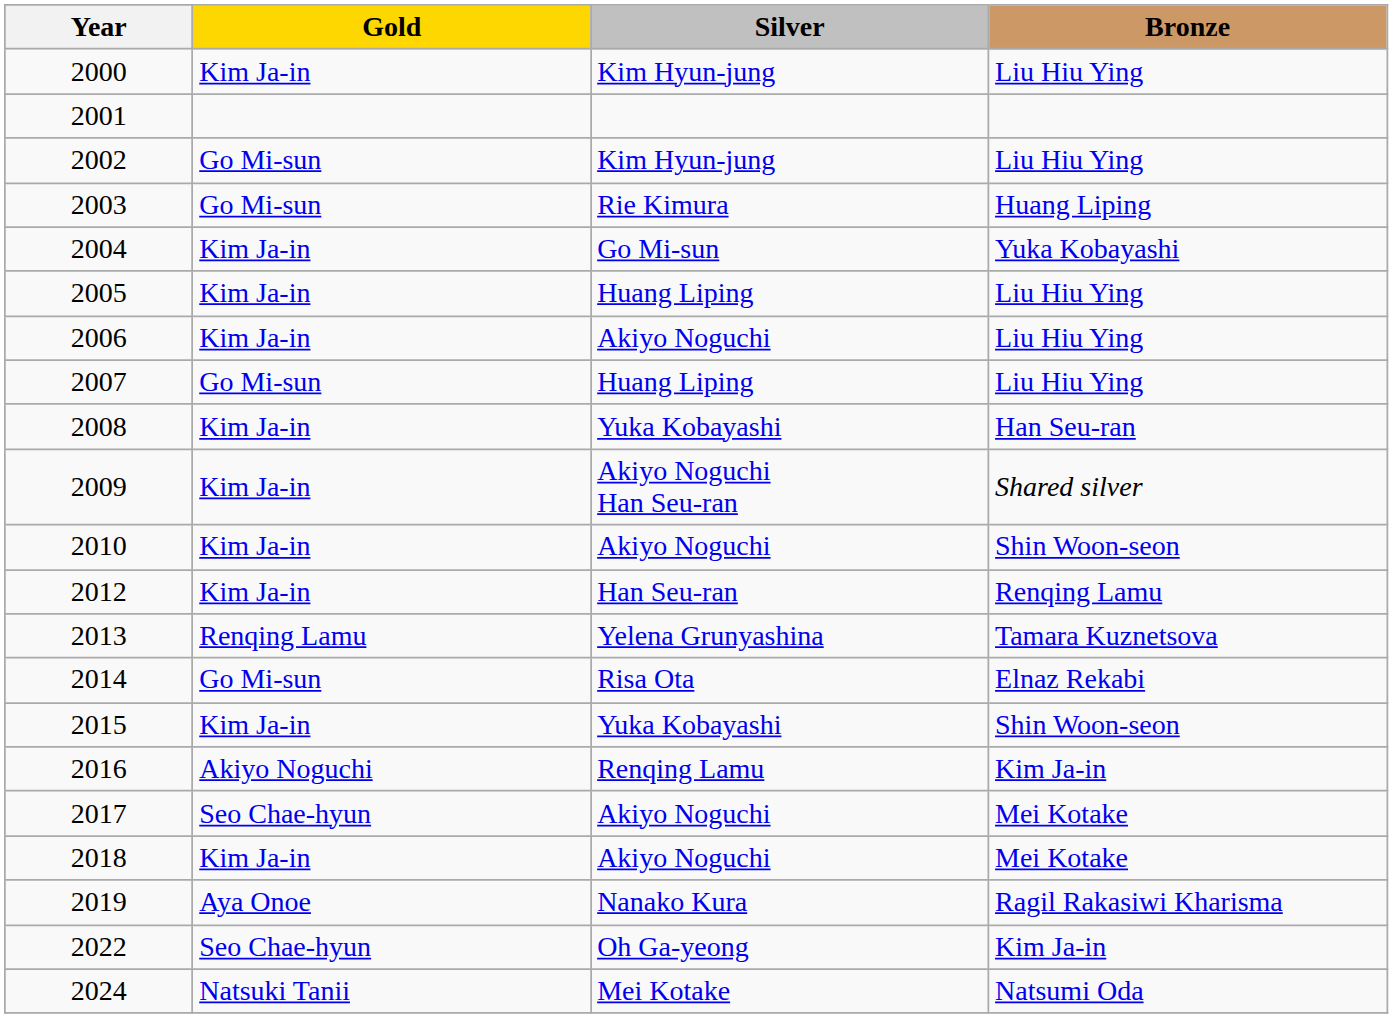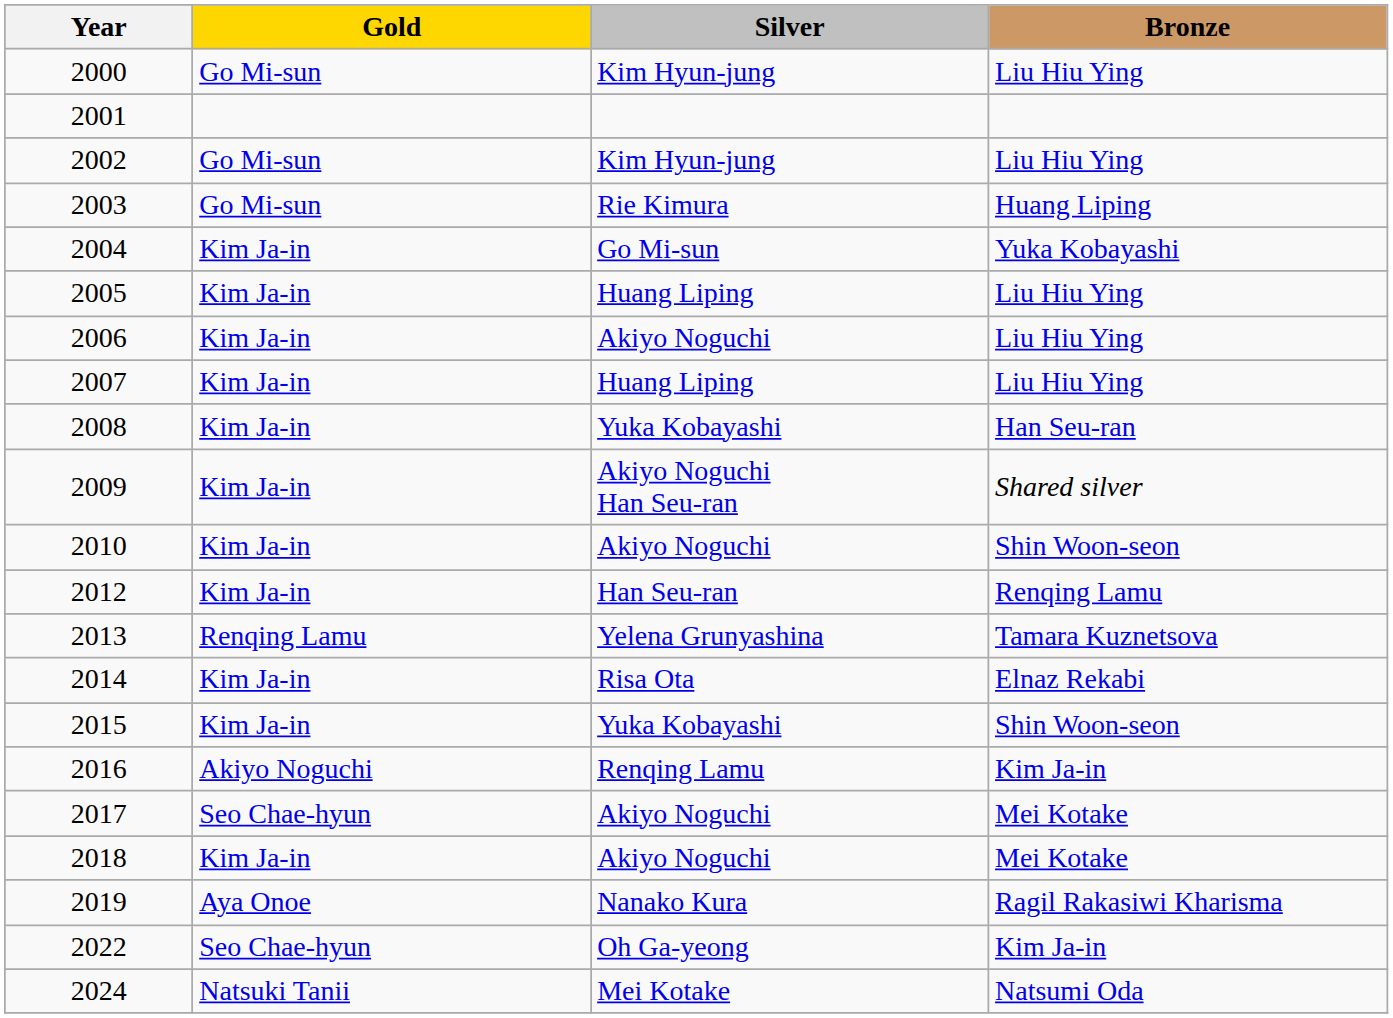(255, 71) Kim Ja-in -> (260, 71) Go Mi-sun
(260, 381) Go Mi-sun -> (255, 381) Kim Ja-in
(260, 679) Go Mi-sun -> (255, 679) Kim Ja-in
